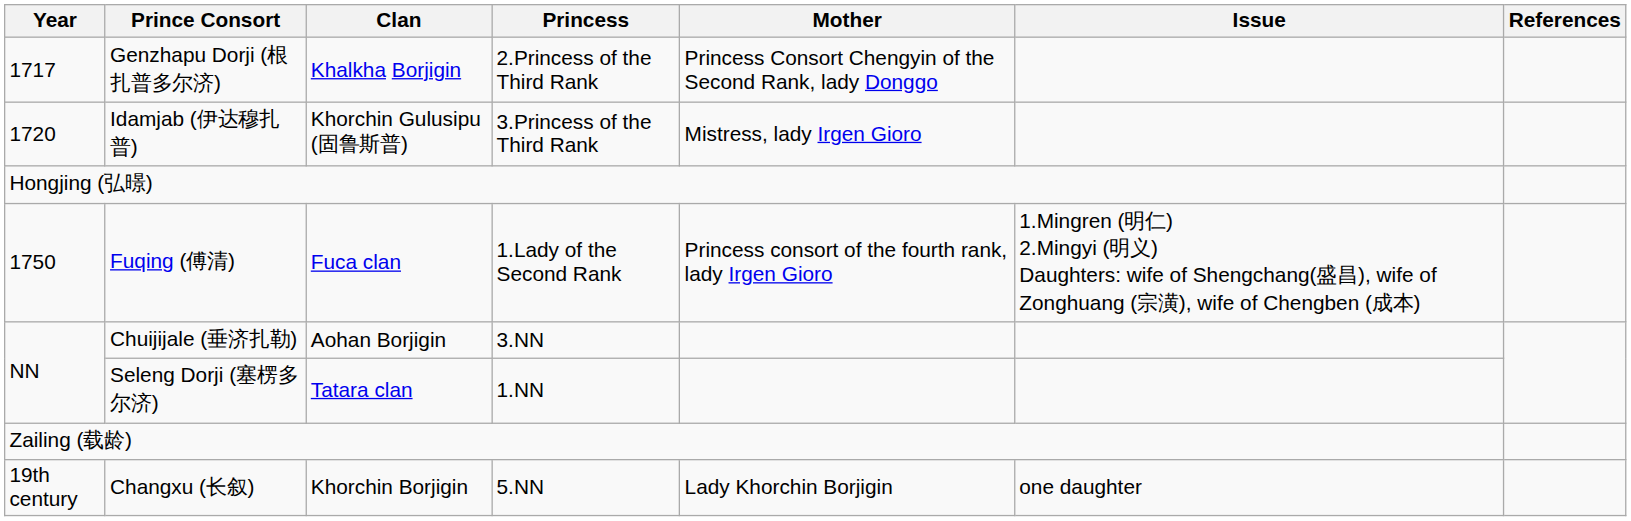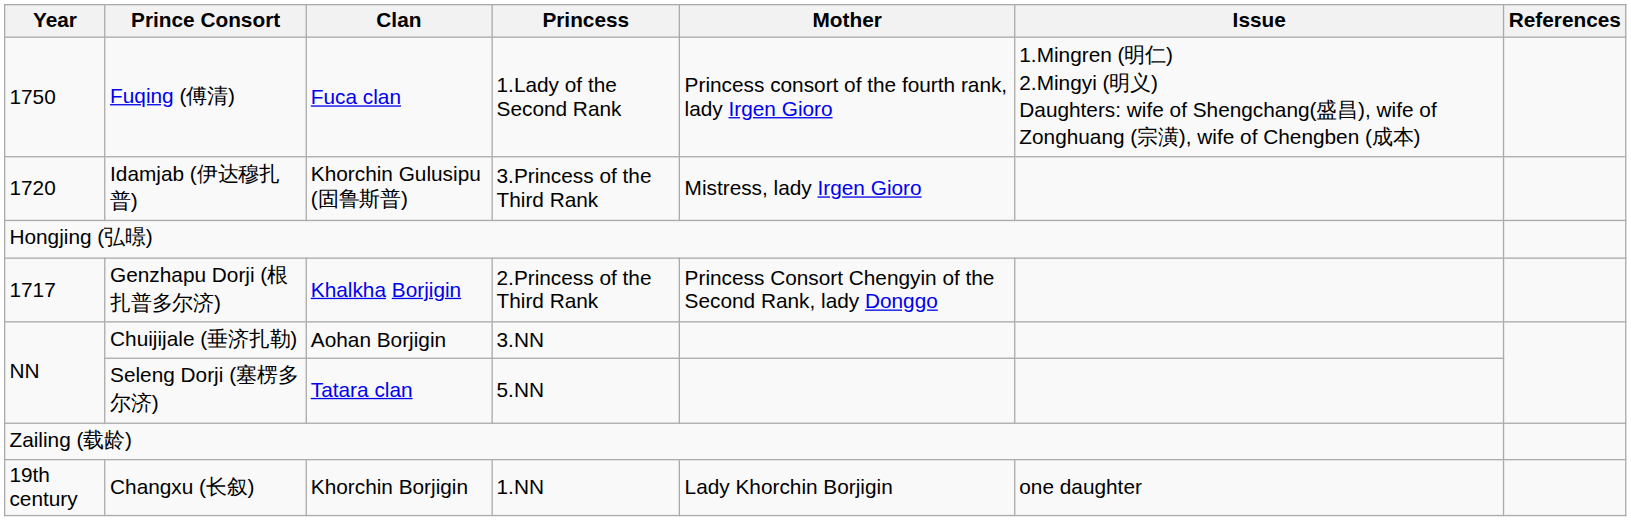rows swapped: (199, 68) <-> (172, 261)
(520, 390) 1.NN -> (520, 390) 5.NN
(520, 487) 5.NN -> (520, 487) 1.NN
